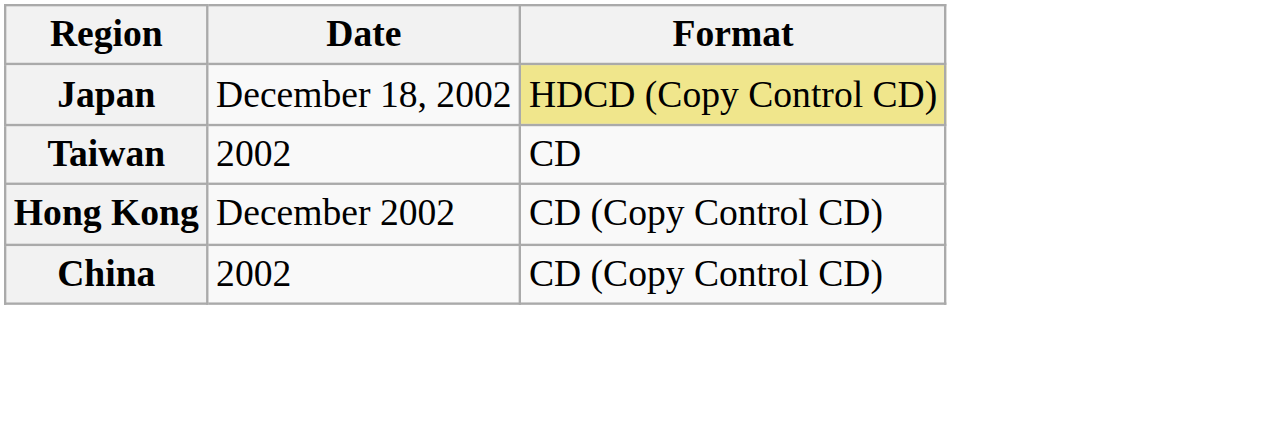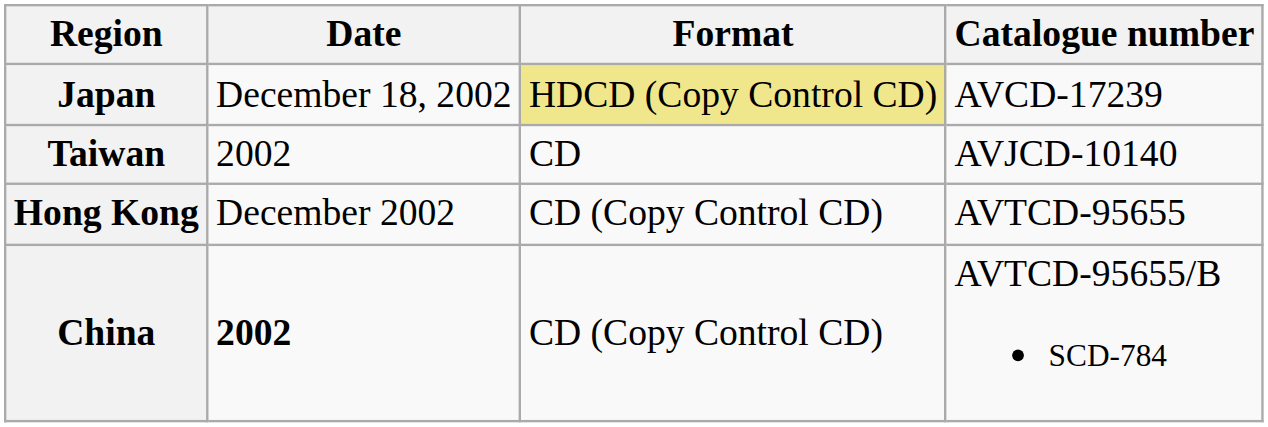+ column: (1104, 34)
(254, 272) normal -> (254, 331) bold
